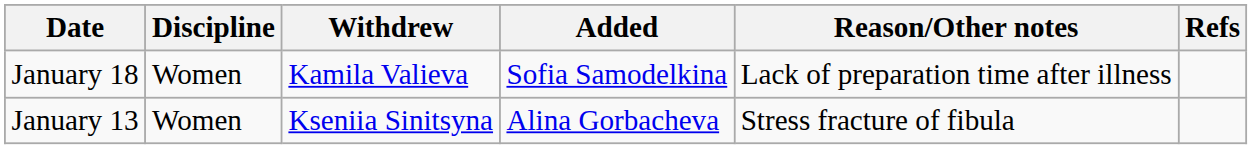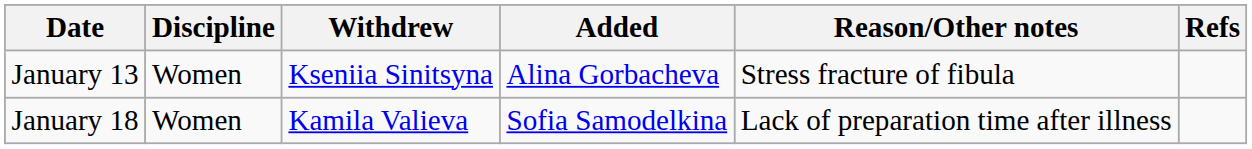rows swapped: (75, 119) <-> (75, 73)
